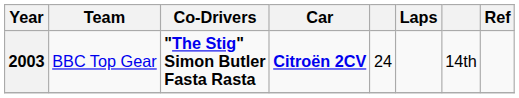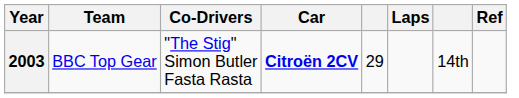(215, 62) bold -> (211, 62) normal
(383, 62) 24 -> (375, 62) 29
